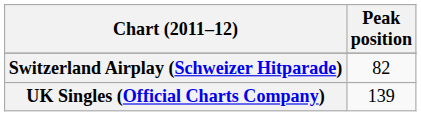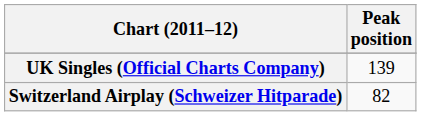rows swapped: (176, 67) <-> (176, 96)
